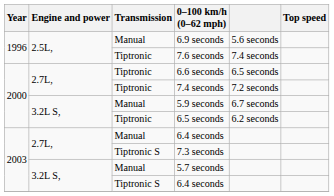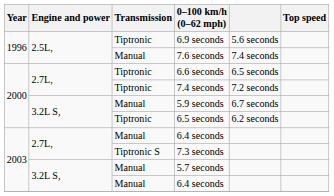(130, 39) Manual -> (133, 39) Tiptronic
(133, 55) Tiptronic -> (130, 55) Manual
(137, 183) Tiptronic S -> (130, 183) Manual
